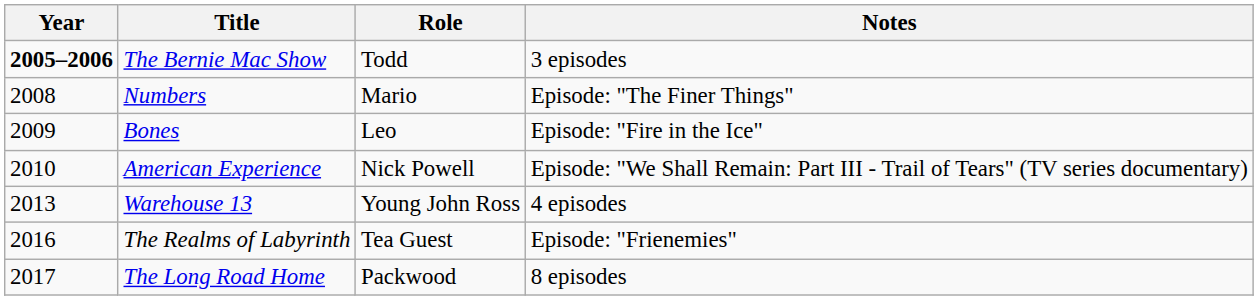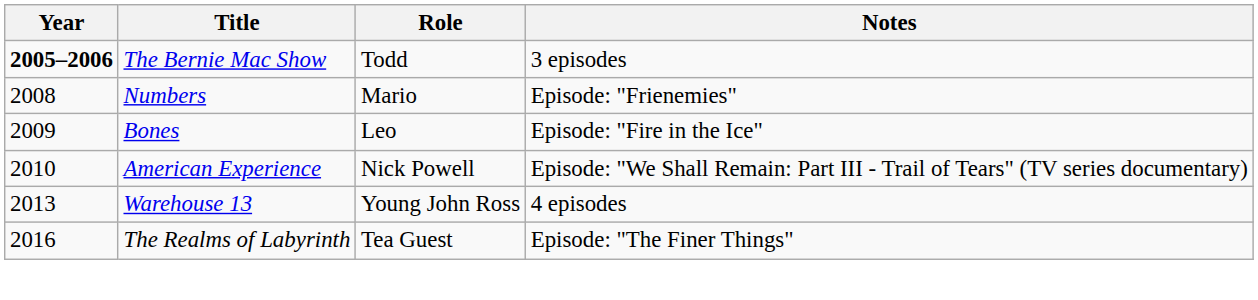(662, 95) Episode: "The Finer Things" -> (634, 95) Episode: "Frienemies"
(634, 240) Episode: "Frienemies" -> (662, 240) Episode: "The Finer Things"
- row: (224, 276)
